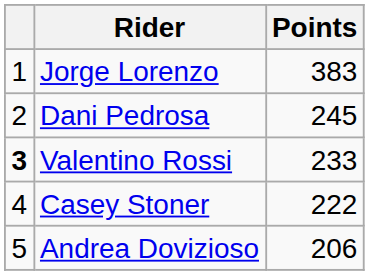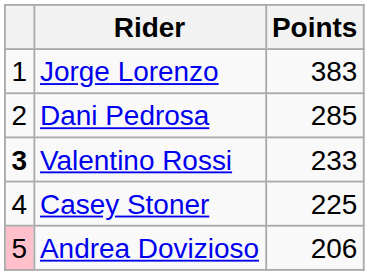(334, 116) 245 -> (334, 116) 285
(334, 204) 222 -> (334, 204) 225
(19, 249) no background -> (19, 249) pink background
